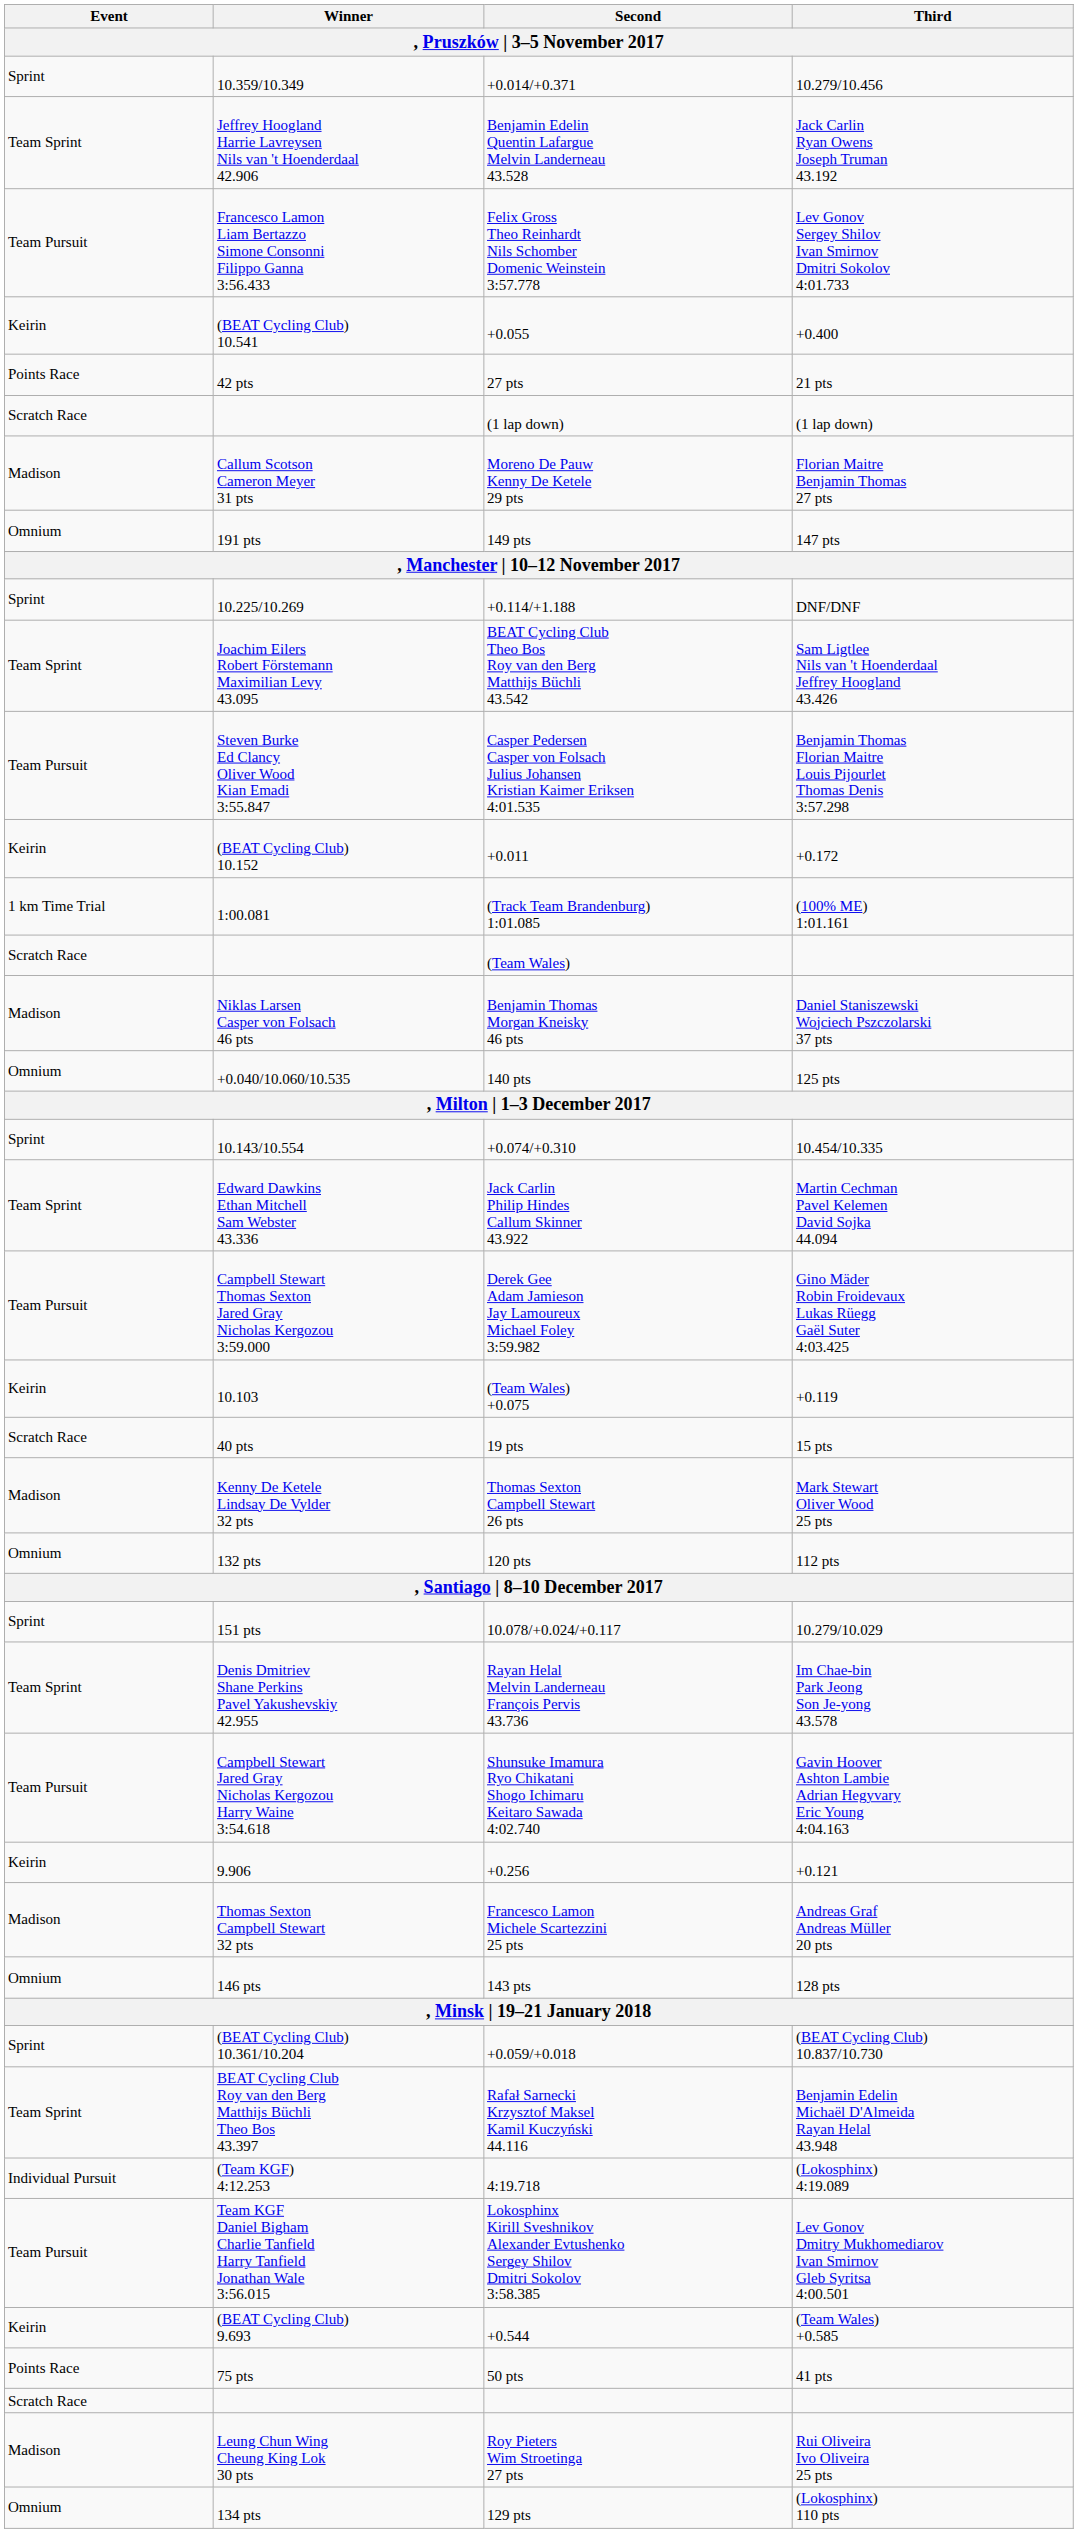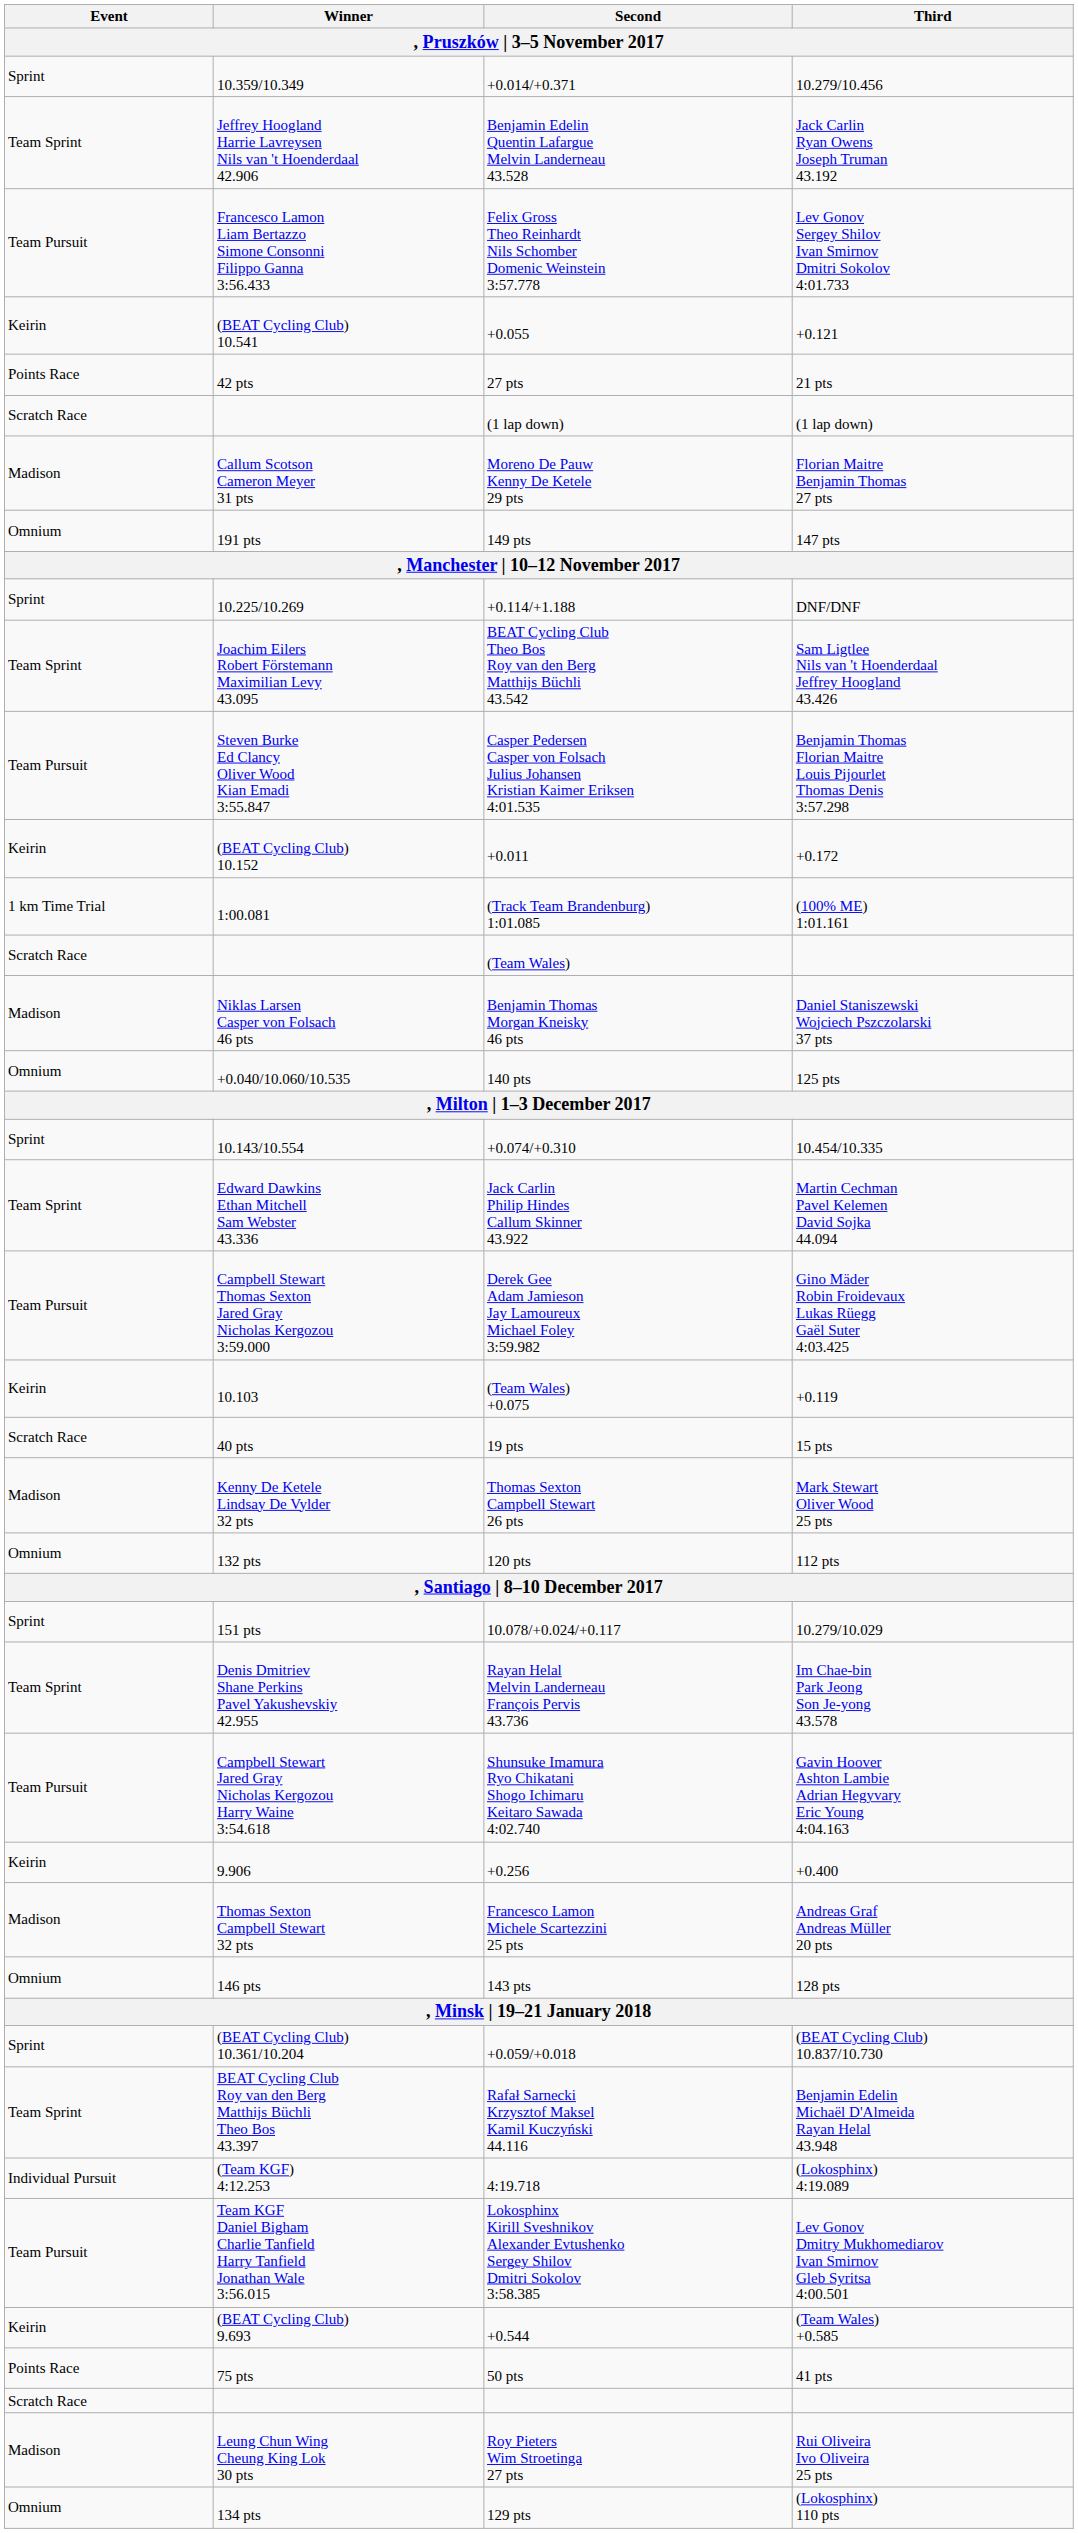(817, 334) +0.400 -> (817, 334) +0.121
(817, 1870) +0.121 -> (817, 1870) +0.400
